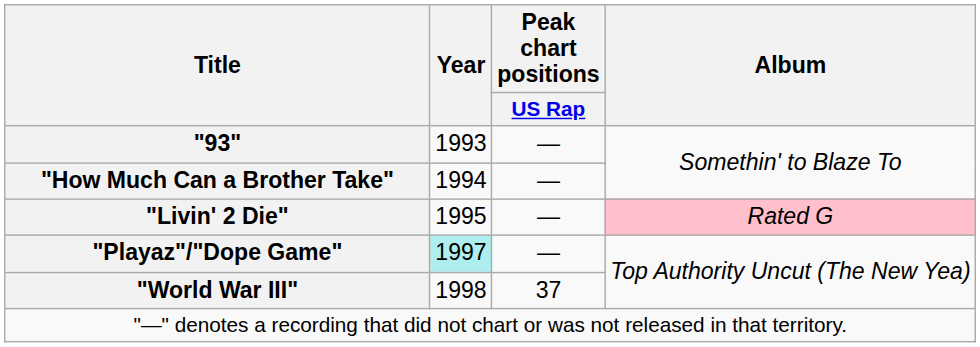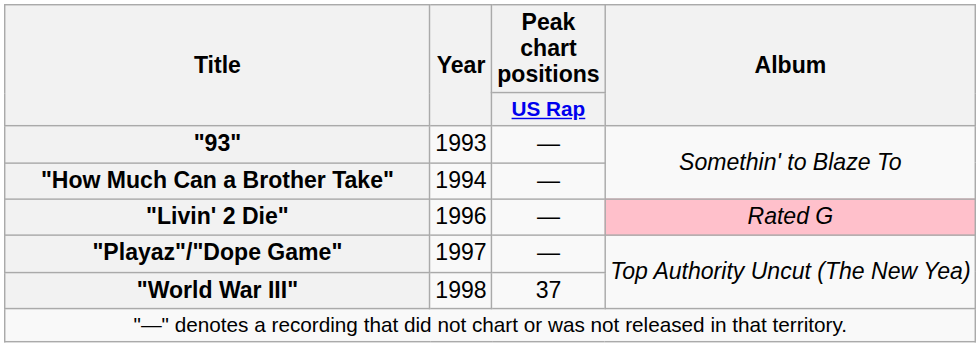(461, 216) 1995 -> (461, 216) 1996
(461, 253) paleturquoise background -> (461, 253) no background
